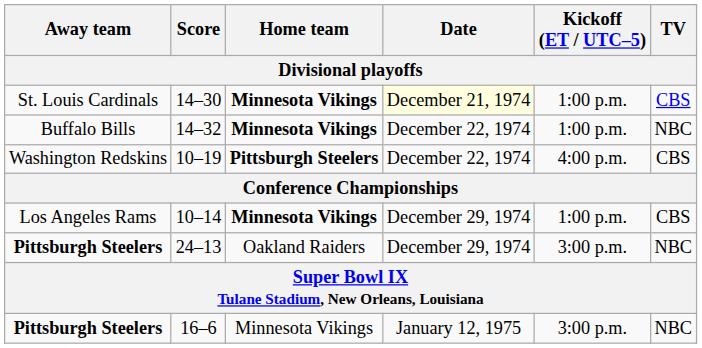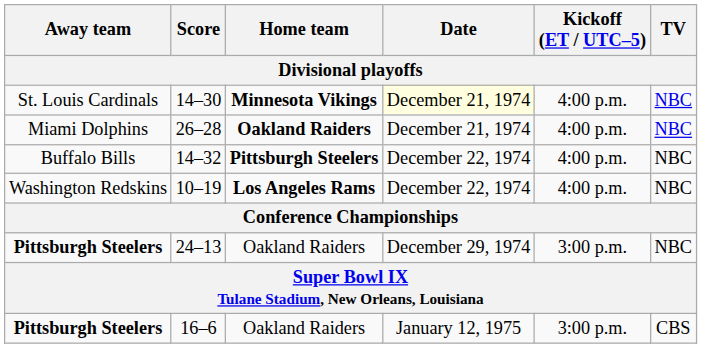(592, 99) 1:00 p.m. -> (592, 99) 4:00 p.m.
(673, 99) CBS -> (673, 99) NBC
+ row: (198, 128)
(304, 128) Minnesota Vikings -> (304, 158) Pittsburgh Steelers
(592, 128) 1:00 p.m. -> (592, 158) 4:00 p.m.
(304, 158) Pittsburgh Steelers -> (304, 188) Los Angeles Rams
(673, 158) CBS -> (673, 188) NBC
- row: (198, 217)
(304, 327) Minnesota Vikings -> (304, 327) Oakland Raiders
(673, 327) NBC -> (673, 327) CBS
